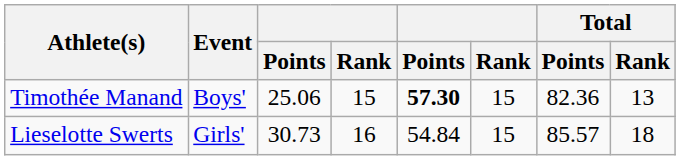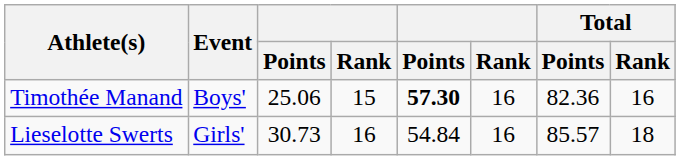(503, 97) 15 -> (503, 97) 16
(643, 97) 13 -> (643, 97) 16
(503, 135) 15 -> (503, 135) 16
